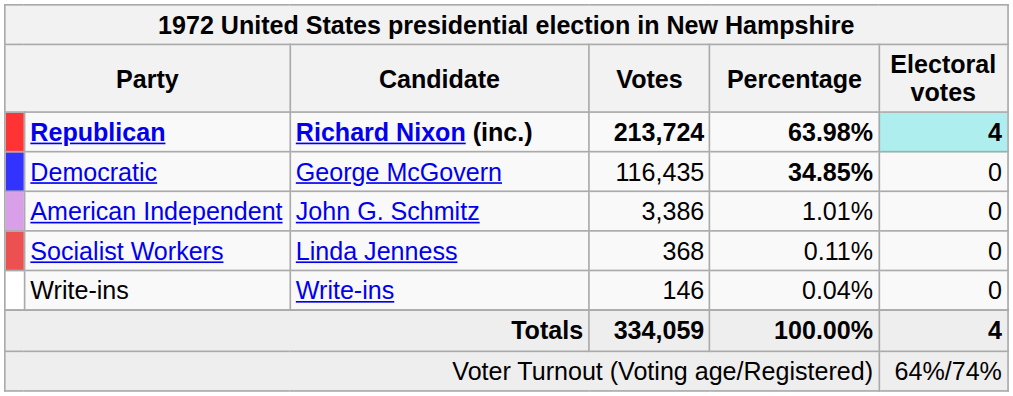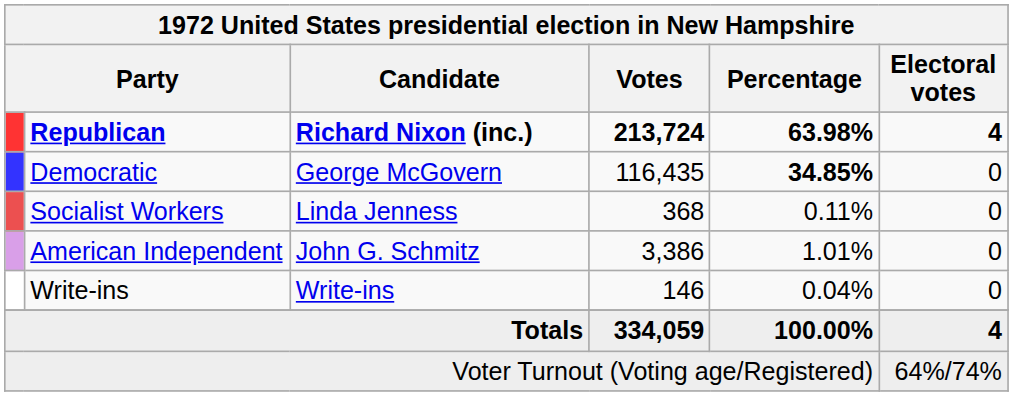(995, 132) paleturquoise background -> (995, 132) no background
rows swapped: (156, 212) <-> (127, 251)
